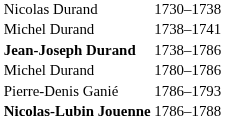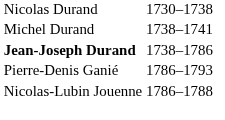- row: (188, 70)
(77, 111) bold -> (73, 91) normal
